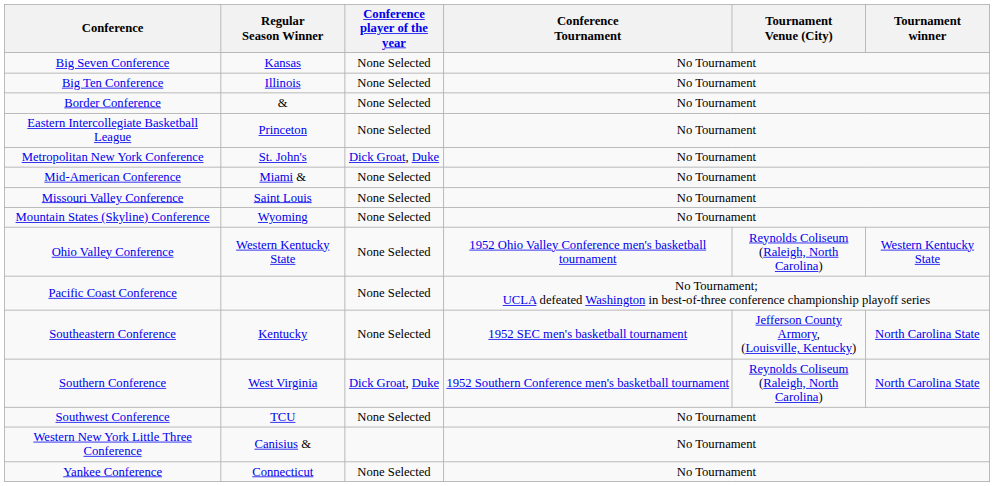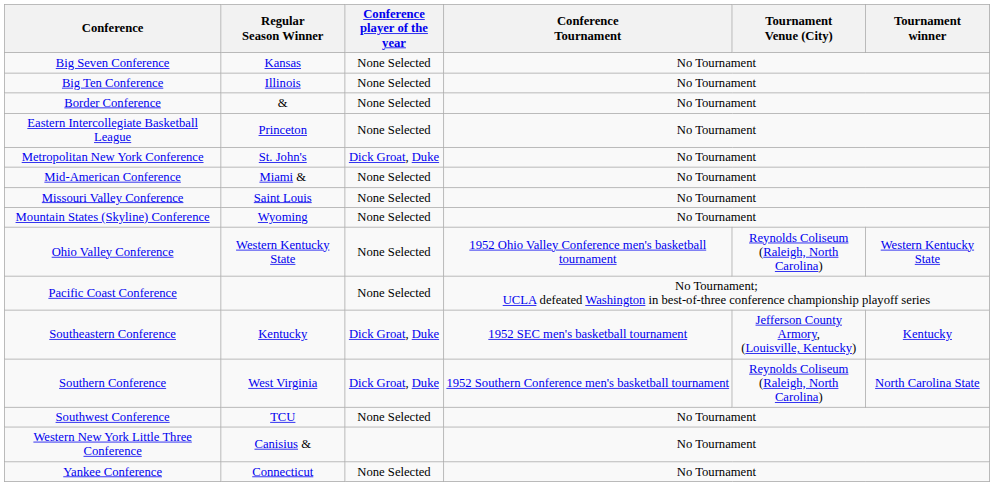(394, 334) None Selected -> (394, 334) Dick Groat, Duke
(927, 334) North Carolina State -> (927, 334) Kentucky
